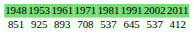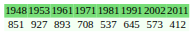(39, 24) 925 -> (39, 24) 927
(155, 24) 537 -> (155, 24) 573
